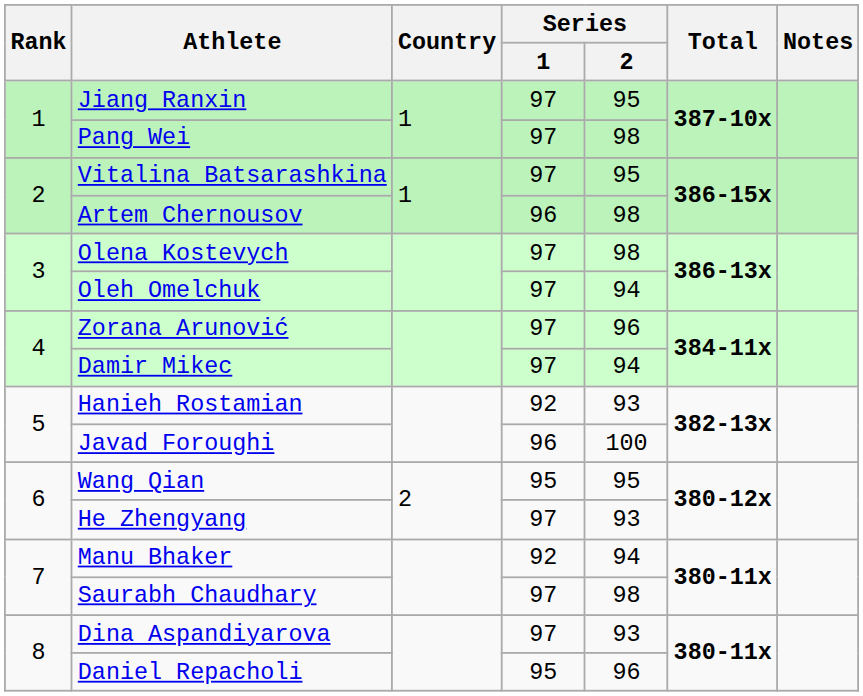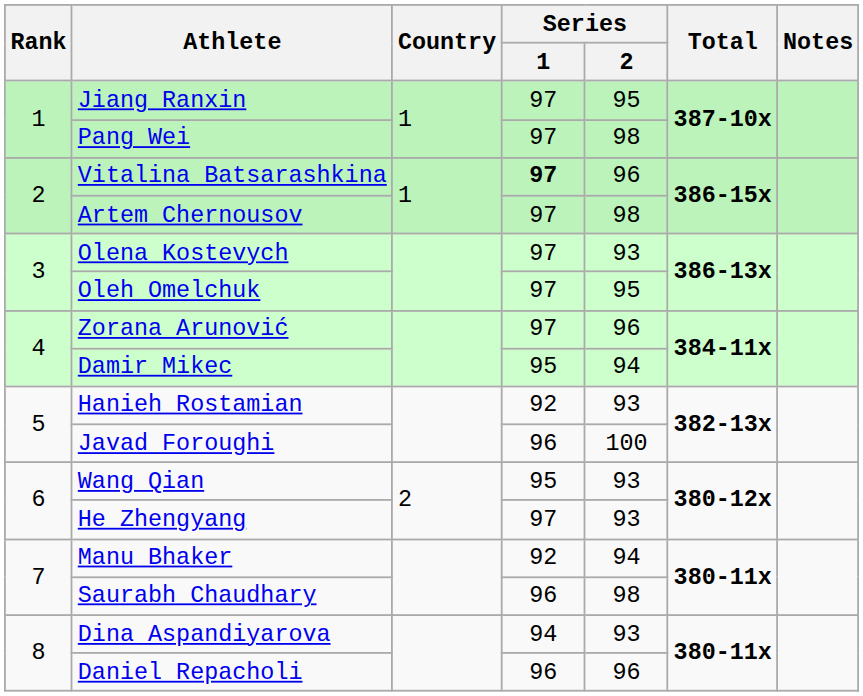(543, 177) normal -> (543, 177) bold
(626, 177) 95 -> (626, 177) 96
(543, 215) 96 -> (543, 215) 97
(626, 253) 98 -> (626, 253) 93
(626, 291) 94 -> (626, 291) 95
(543, 367) 97 -> (543, 367) 95
(626, 482) 95 -> (626, 482) 93
(543, 596) 97 -> (543, 596) 96
(543, 634) 97 -> (543, 634) 94
(543, 672) 95 -> (543, 672) 96
